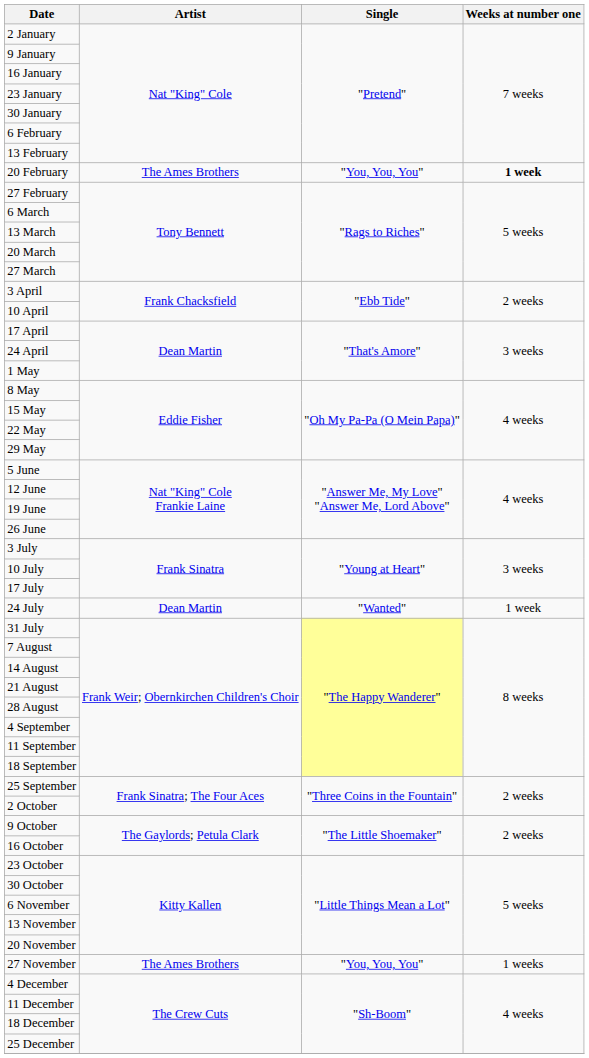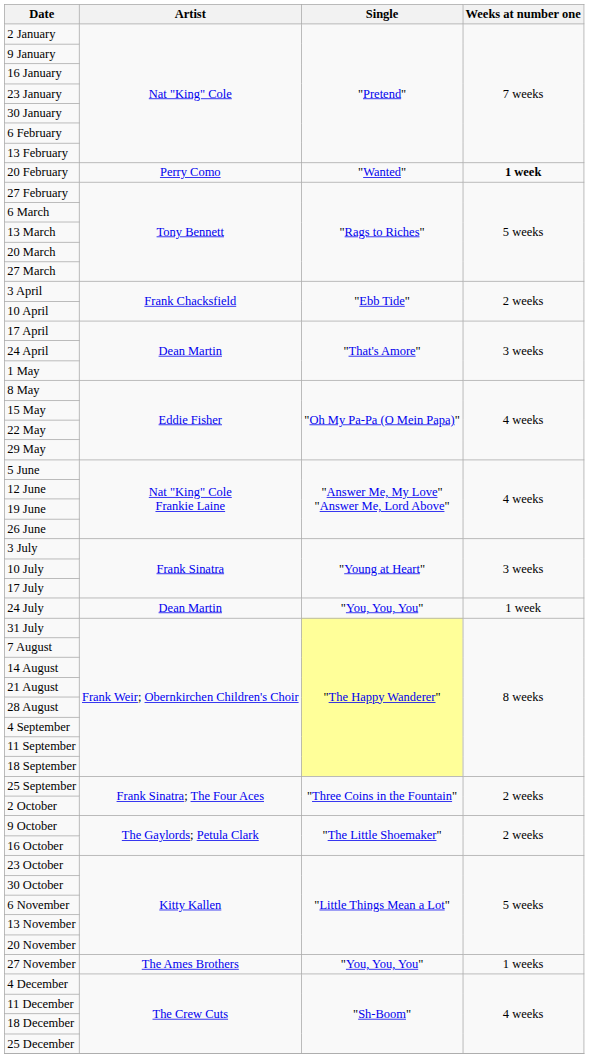(190, 172) The Ames Brothers -> (190, 172) Perry Como
(382, 172) "You, You, You" -> (382, 172) "Wanted"
(382, 608) "Wanted" -> (382, 608) "You, You, You"
